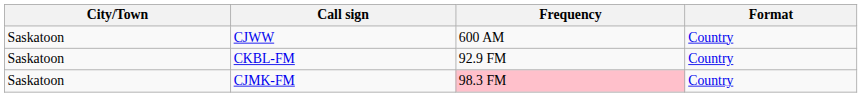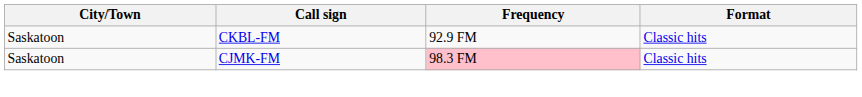- row: (254, 37)
(711, 59) Country -> (675, 37) Classic hits
(711, 80) Country -> (675, 59) Classic hits
